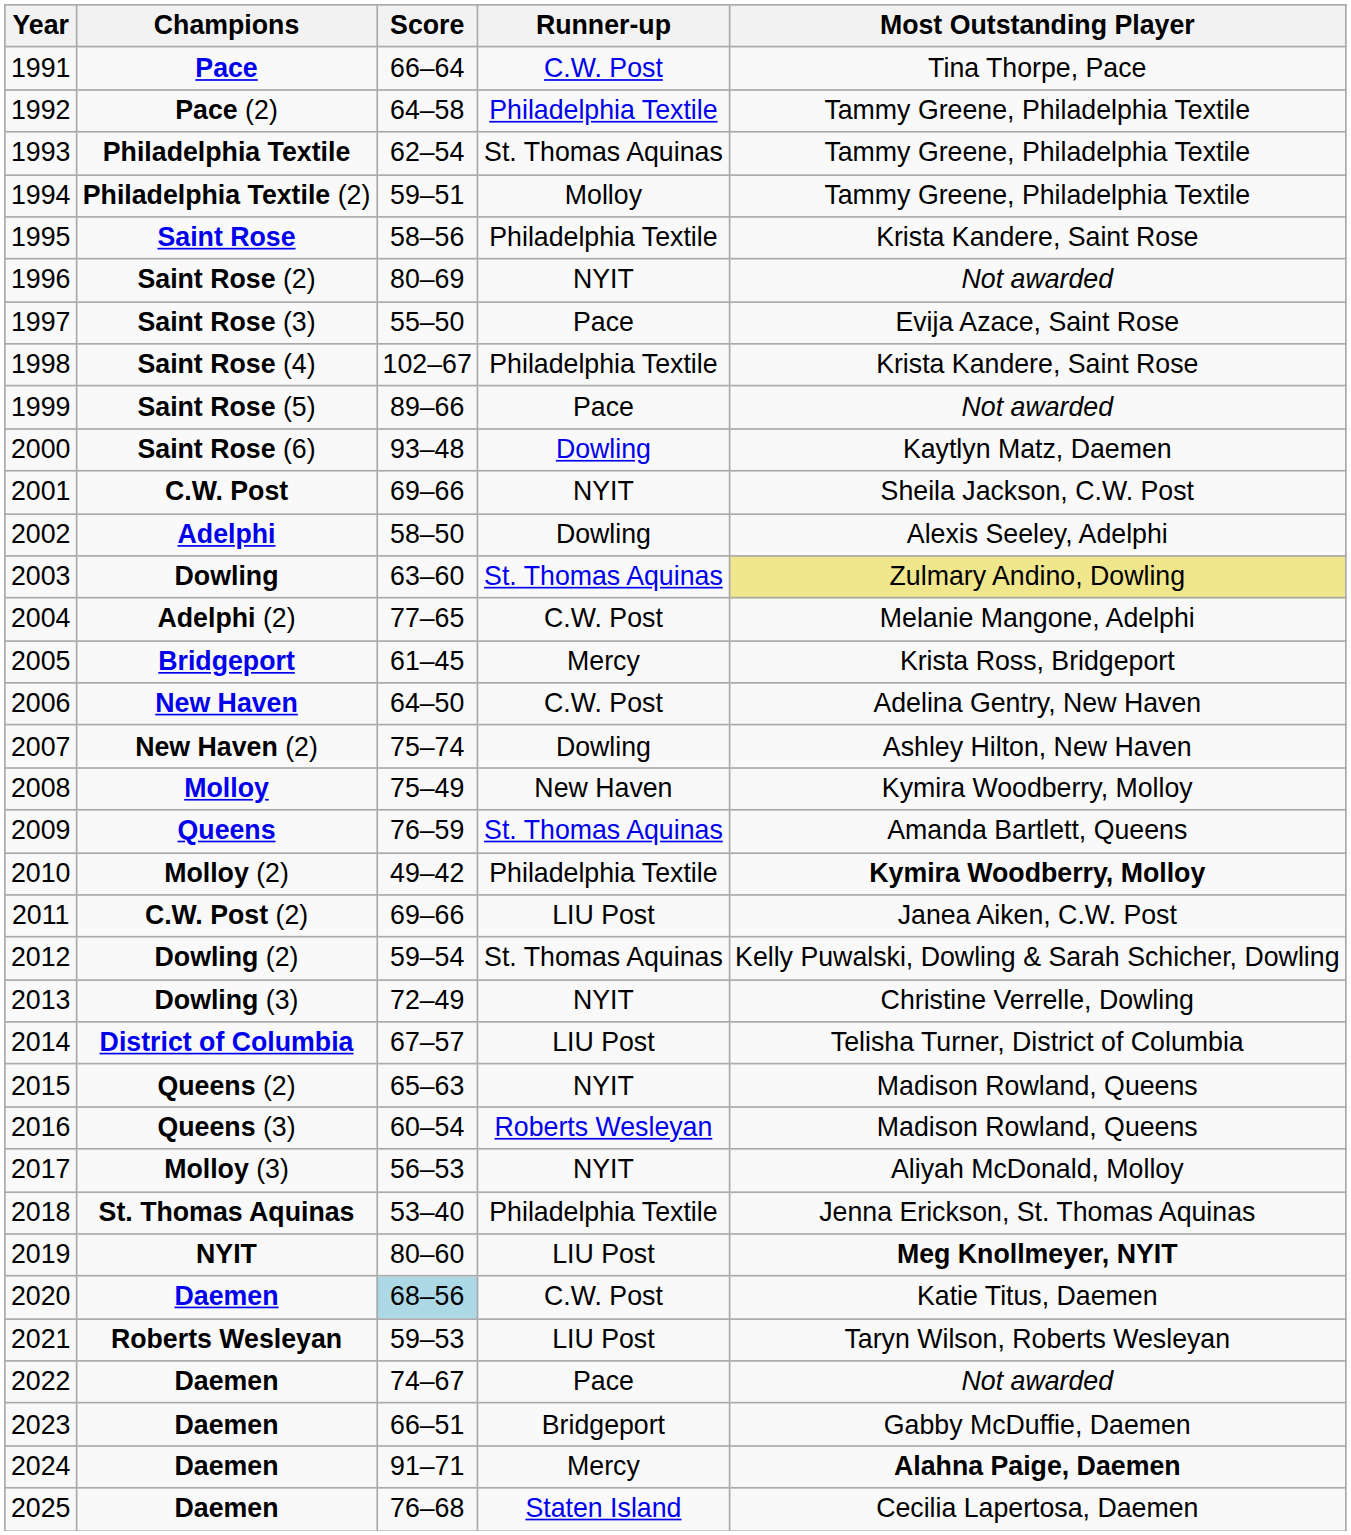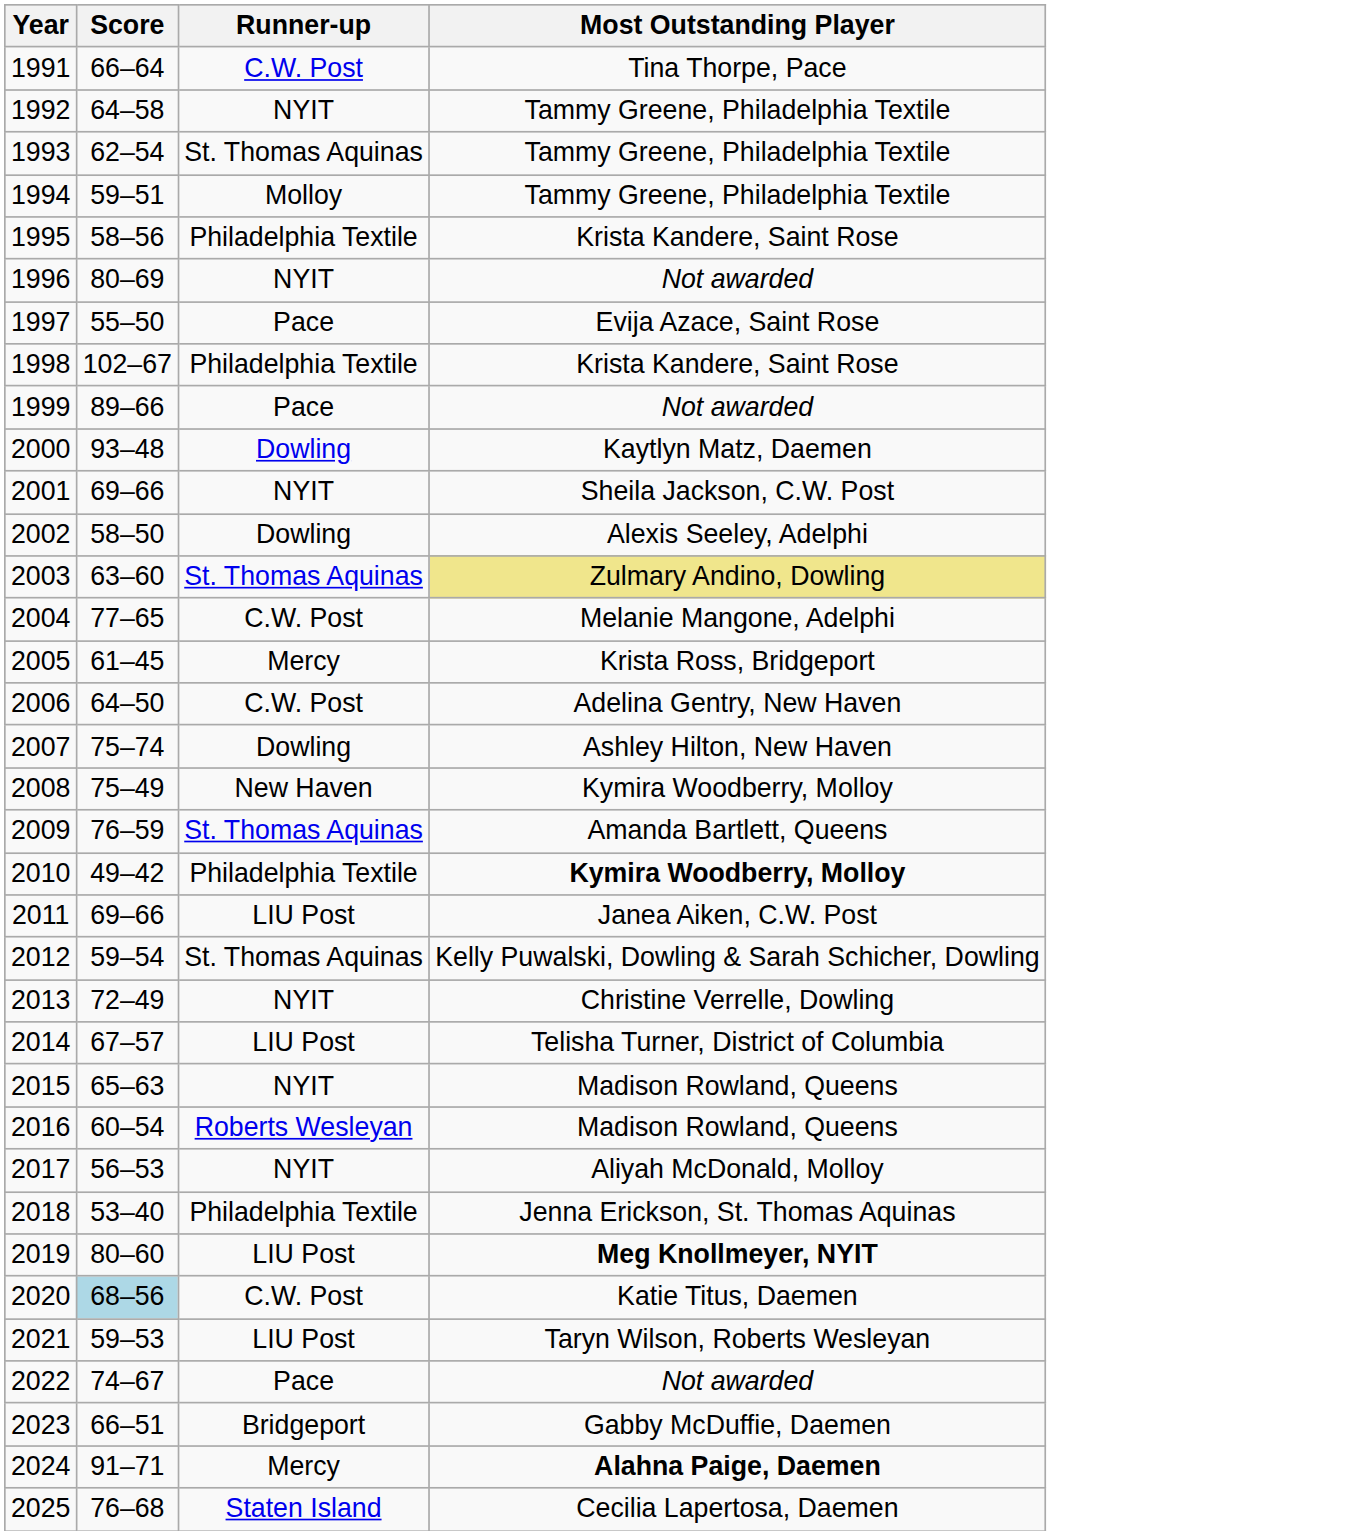- column: (227, 25)
(603, 110) Philadelphia Textile -> (304, 110) NYIT
